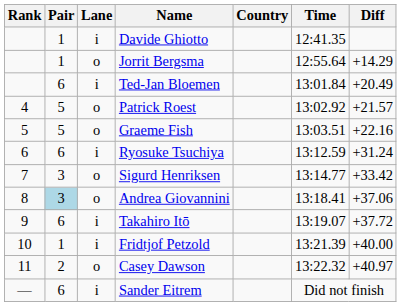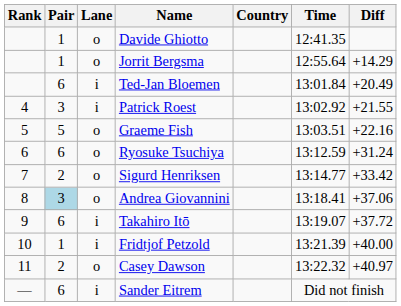(97, 38) i -> (97, 38) o
(61, 107) 5 -> (61, 107) 3
(97, 107) o -> (97, 107) i
(373, 107) +21.57 -> (373, 107) +21.55
(97, 152) i -> (97, 152) o
(61, 175) 3 -> (61, 175) 2
